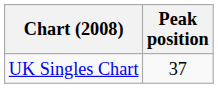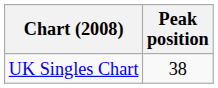(178, 68) 37 -> (178, 68) 38
